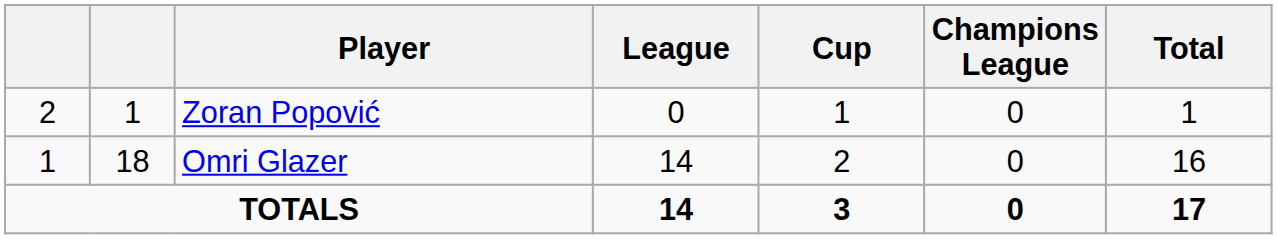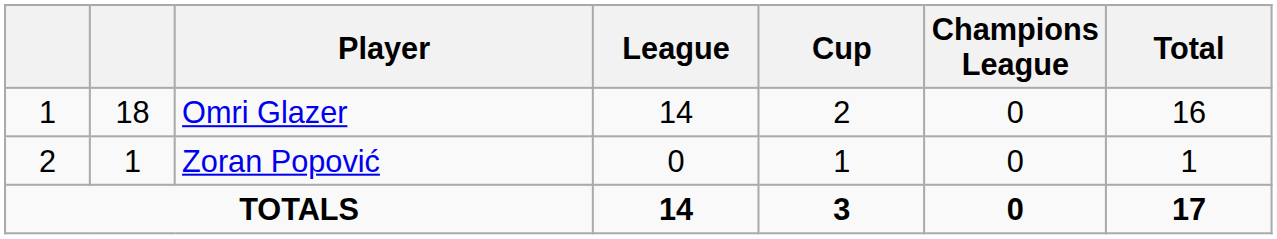rows swapped: (265, 161) <-> (281, 112)
